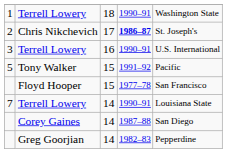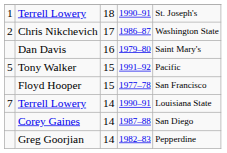(187, 13) Washington State -> (176, 13) St. Joseph's
(135, 31) bold -> (135, 31) normal
(176, 31) St. Joseph's -> (187, 31) Washington State
- row: (10, 49)
+ row: (10, 49)
